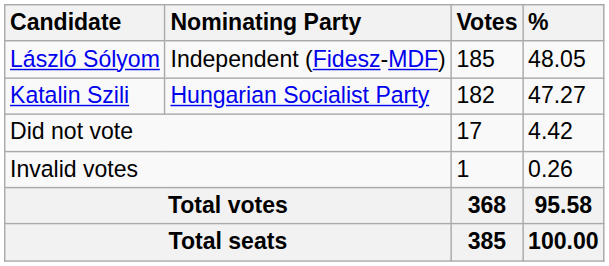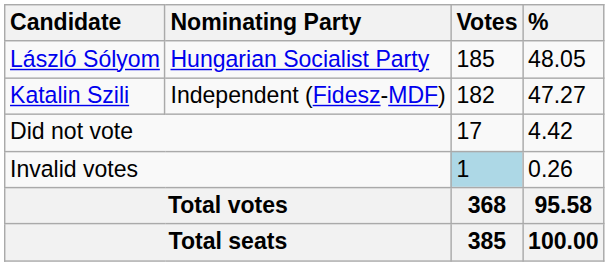(308, 59) Independent (Fidesz-MDF) -> (300, 59) Hungarian Socialist Party
(300, 95) Hungarian Socialist Party -> (308, 95) Independent (Fidesz-MDF)
(463, 168) no background -> (463, 168) lightblue background
